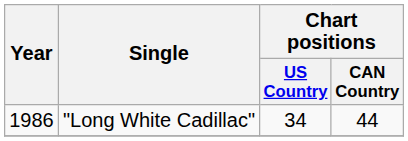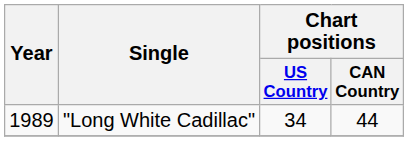(31, 119) 1986 -> (31, 119) 1989
